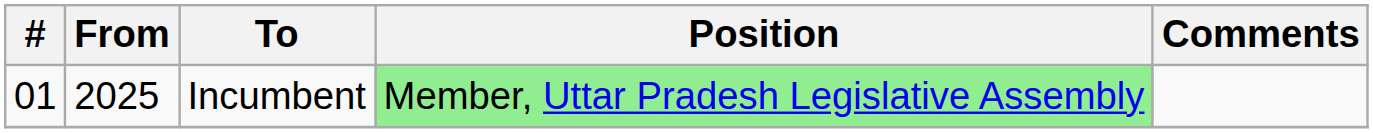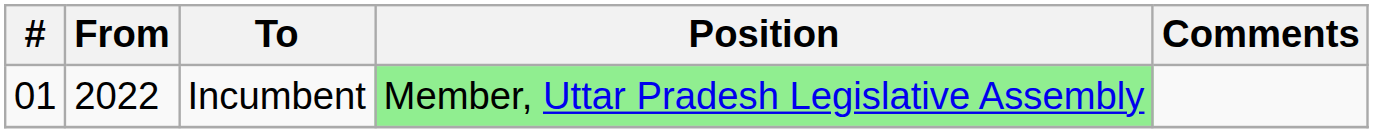(117, 95) 2025 -> (117, 95) 2022
